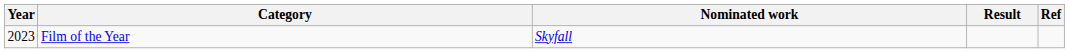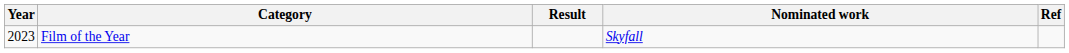columns swapped: (749, 15) <-> (1002, 15)
